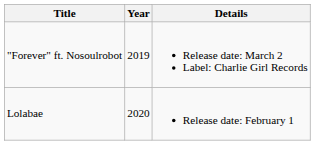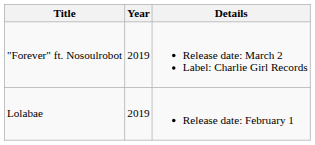(139, 114) 2020 -> (139, 114) 2019
